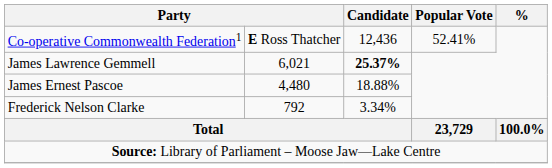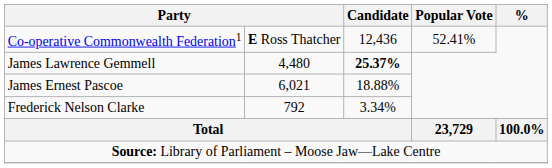(294, 63) 6,021 -> (294, 63) 4,480
(294, 85) 4,480 -> (294, 85) 6,021
